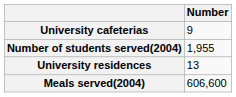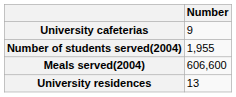rows swapped: (94, 83) <-> (94, 65)
